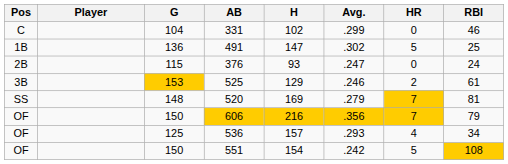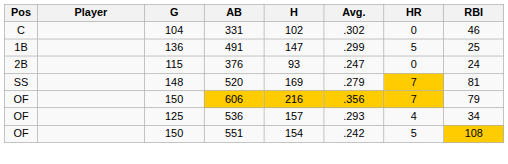(354, 30) .299 -> (354, 30) .302
(354, 47) .302 -> (354, 47) .299
- row: (234, 82)
